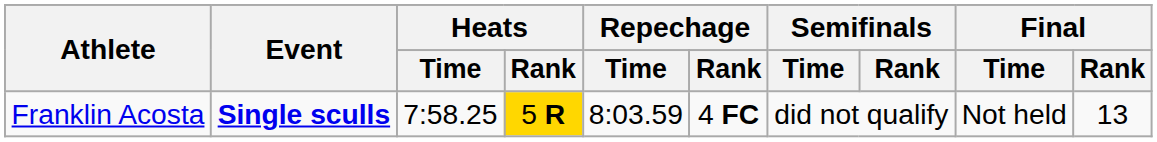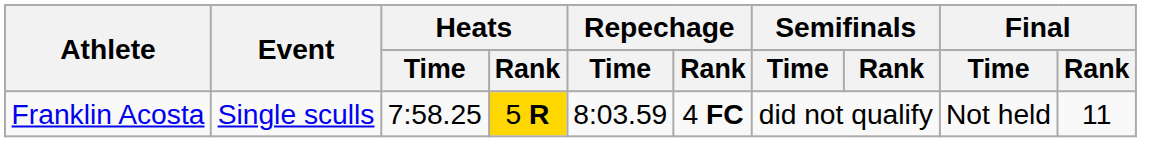(304, 114) bold -> (296, 114) normal
(1112, 114) 13 -> (1097, 114) 11
